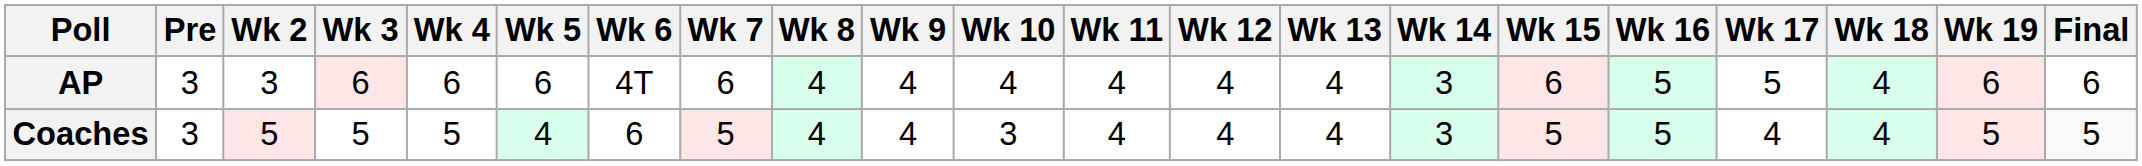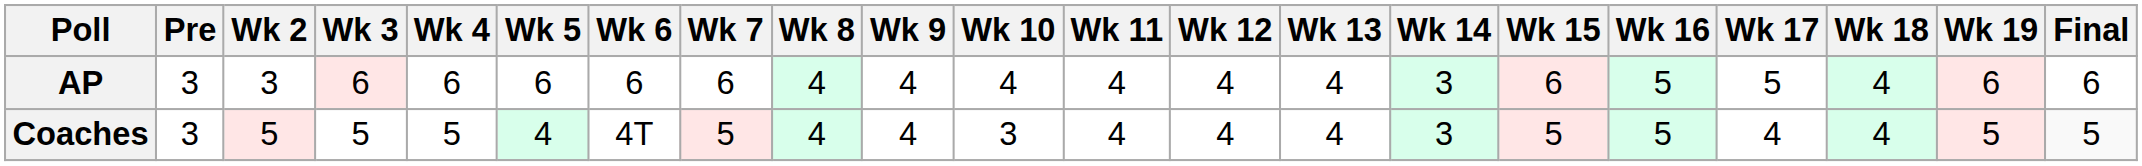(634, 82) 4T -> (634, 82) 6
(634, 133) 6 -> (634, 133) 4T
